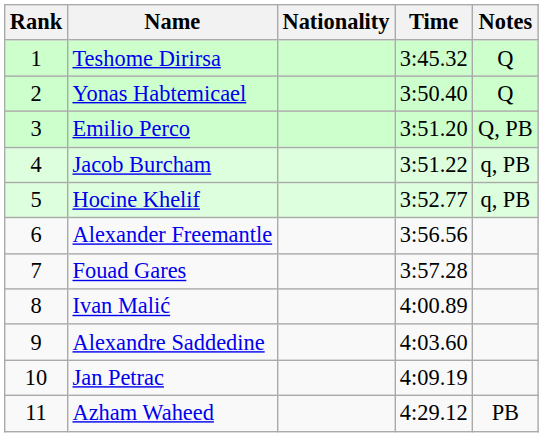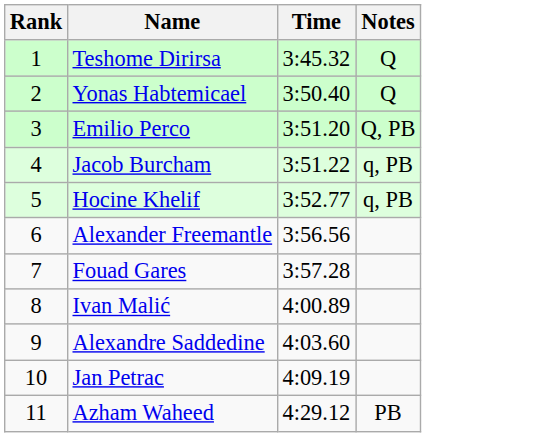- column: (336, 22)
